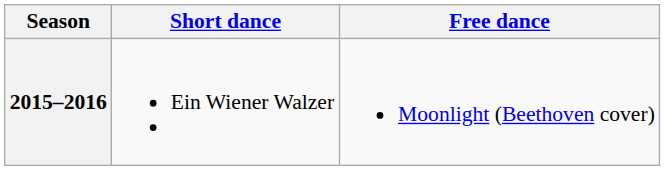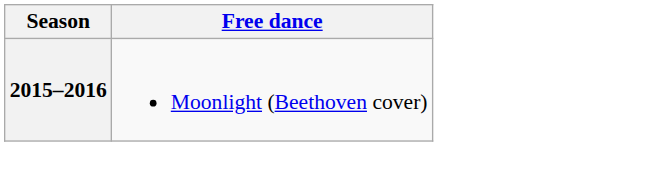- column: (225, 21)
